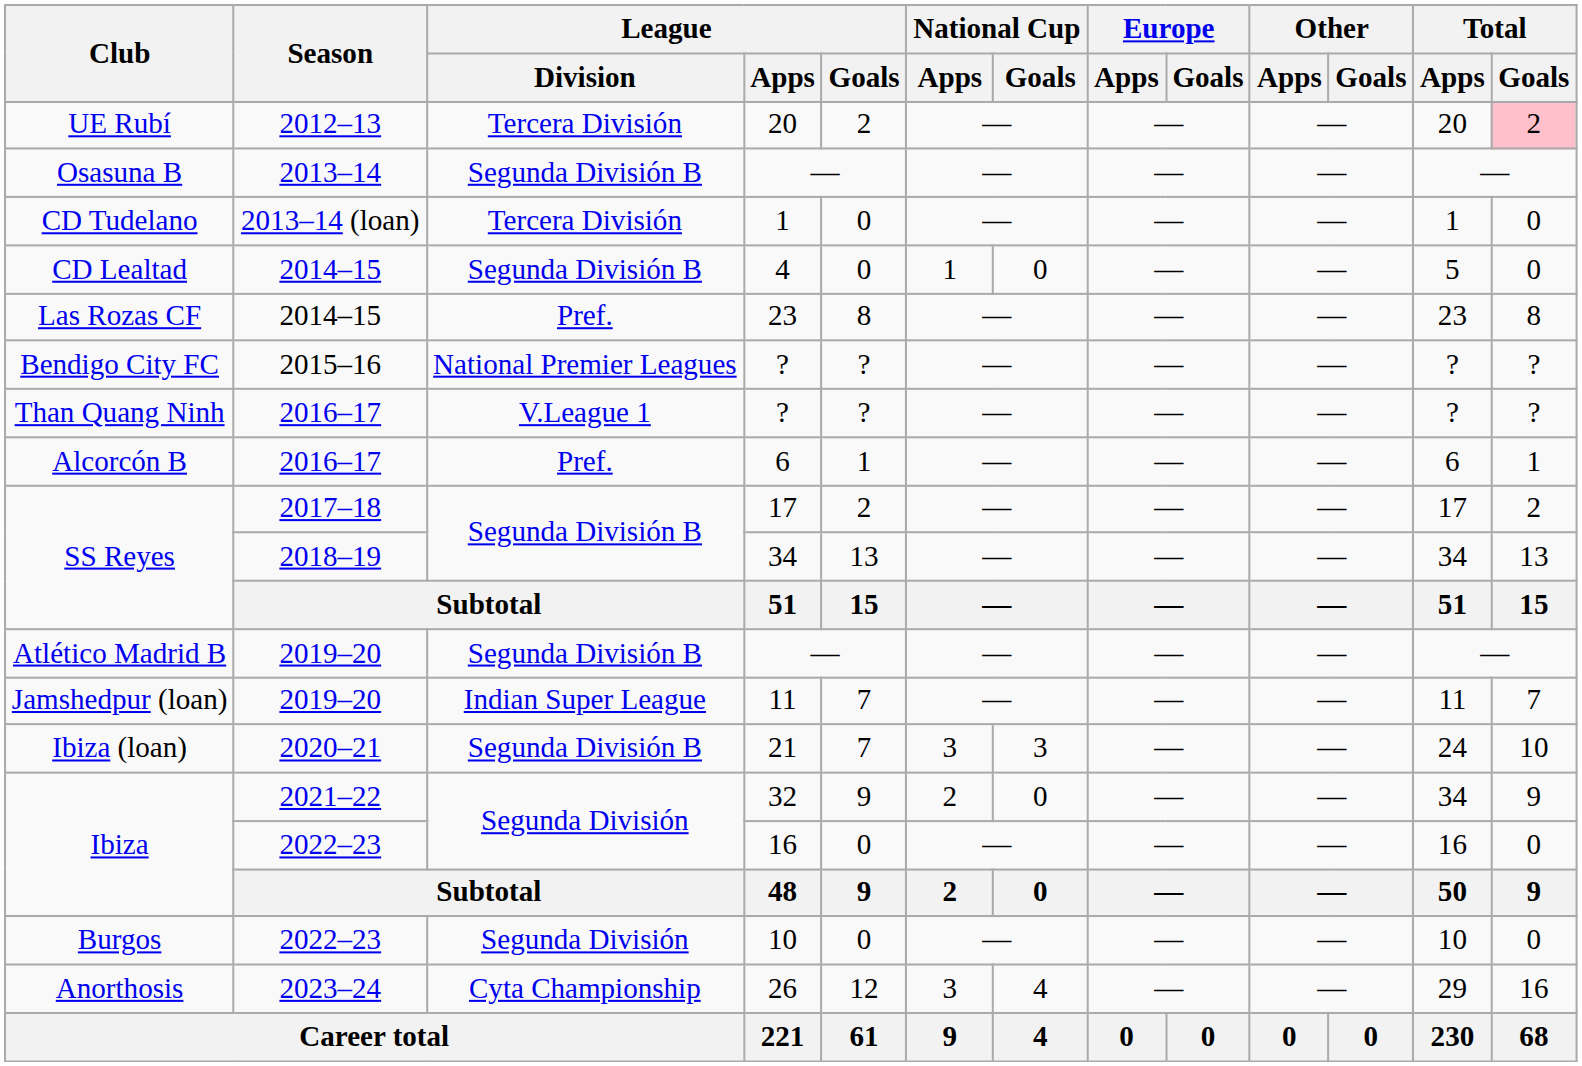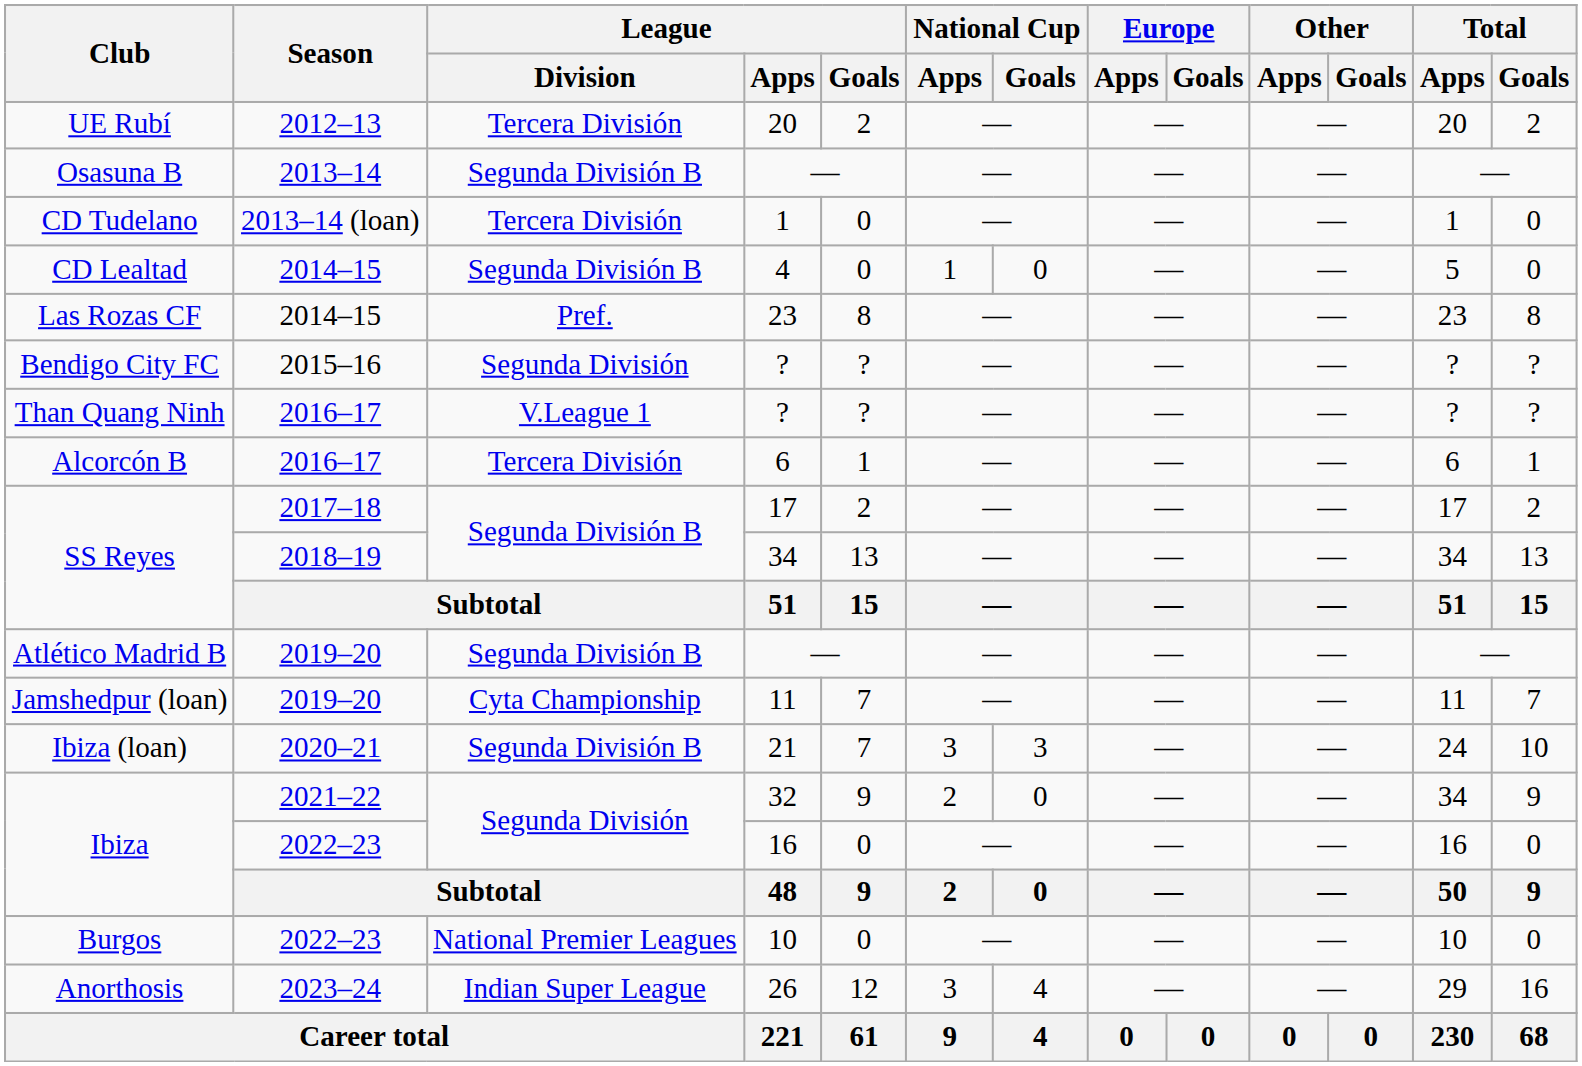(1534, 124) pink background -> (1534, 124) no background
(585, 364) National Premier Leagues -> (585, 364) Segunda División
(585, 460) Pref. -> (585, 460) Tercera División
(585, 700) Indian Super League -> (585, 700) Cyta Championship
(585, 940) Segunda División -> (585, 940) National Premier Leagues
(585, 988) Cyta Championship -> (585, 988) Indian Super League
